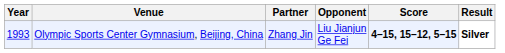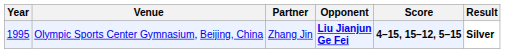(18, 35) 1993 -> (18, 35) 1995
(342, 35) normal -> (345, 35) bold
